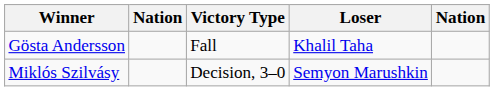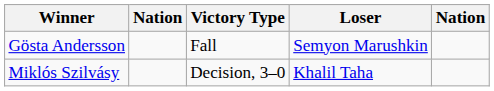(333, 45) Khalil Taha -> (361, 45) Semyon Marushkin
(361, 72) Semyon Marushkin -> (333, 72) Khalil Taha
